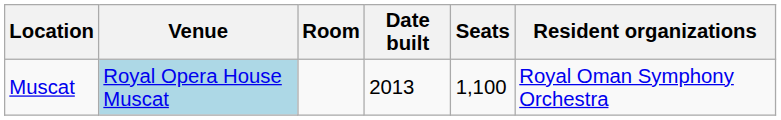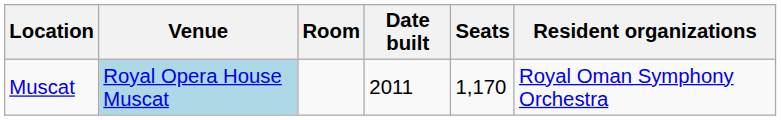(392, 87) 2013 -> (391, 87) 2011
(481, 87) 1,100 -> (481, 87) 1,170
